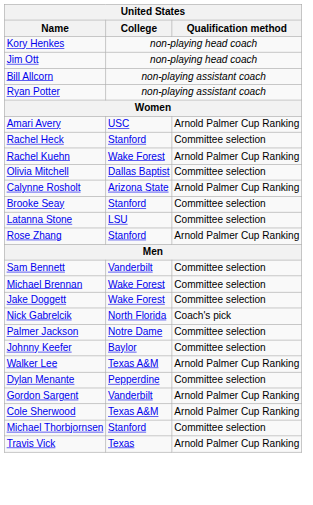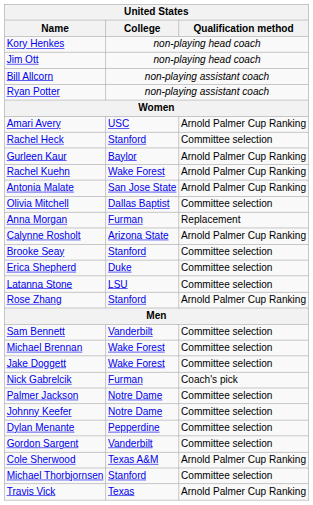+ row: (37, 156)
+ row: (40, 188)
+ row: (37, 220)
+ row: (41, 268)
(137, 316) North Florida -> (125, 380) Furman
(122, 348) Baylor -> (135, 412) Notre Dame
- row: (32, 364)
(237, 396) Arnold Palmer Cup Ranking -> (227, 444) Committee selection
